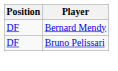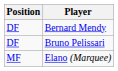+ row: (78, 58)
